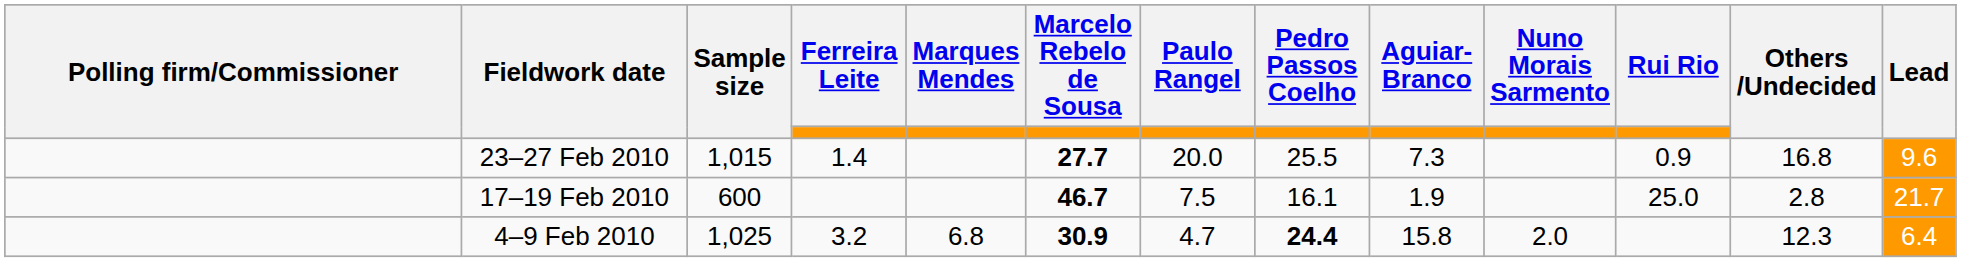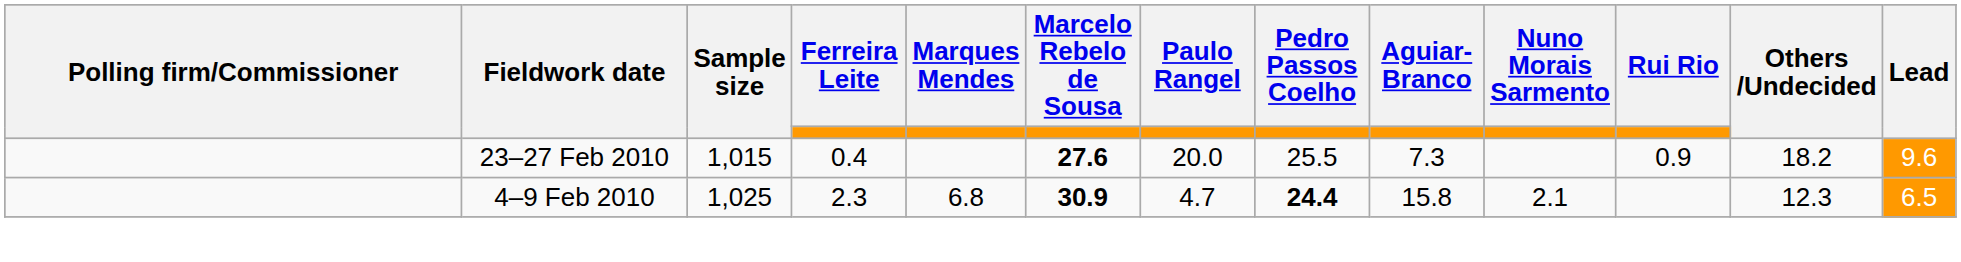(849, 157) 1.4 -> (849, 157) 0.4
(1083, 157) 27.7 -> (1083, 157) 27.6
(1807, 157) 16.8 -> (1807, 157) 18.2
- row: (574, 197)
(849, 236) 3.2 -> (849, 197) 2.3
(1550, 236) 2.0 -> (1550, 197) 2.1
(1919, 236) 6.4 -> (1919, 197) 6.5
